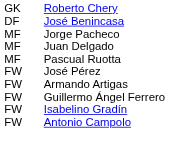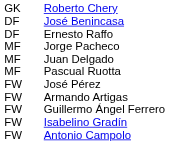+ row: (78, 34)
